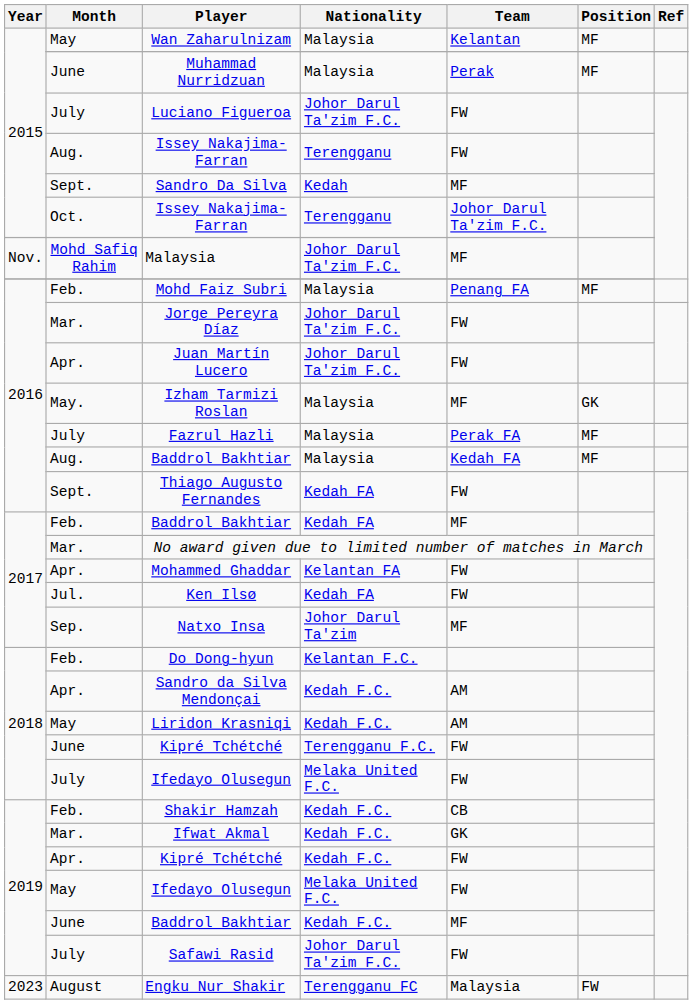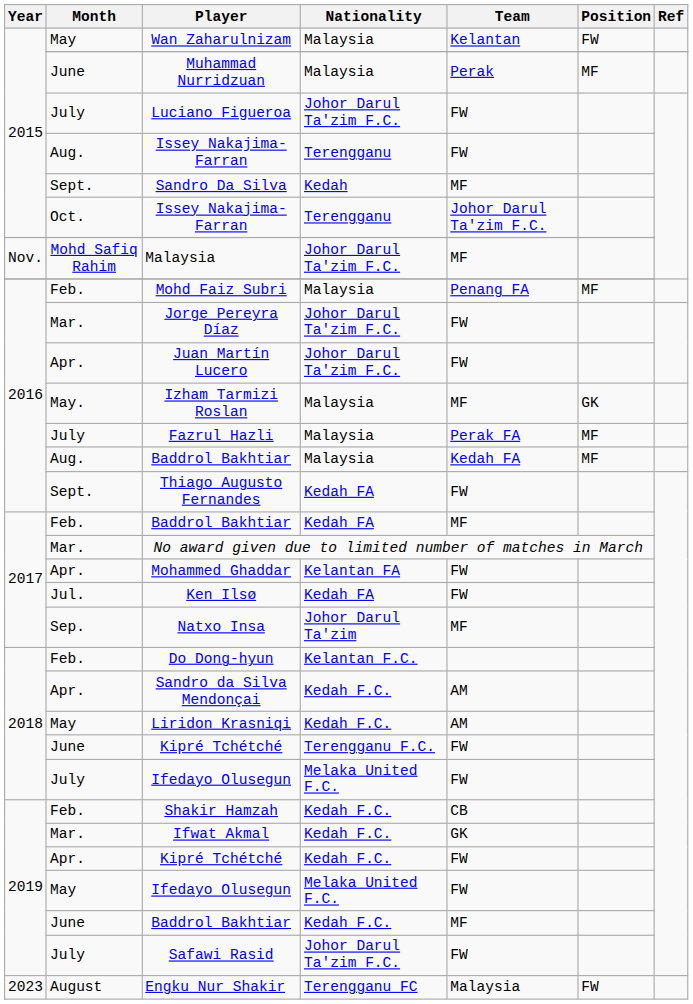(590, 40) MF -> (590, 40) FW
